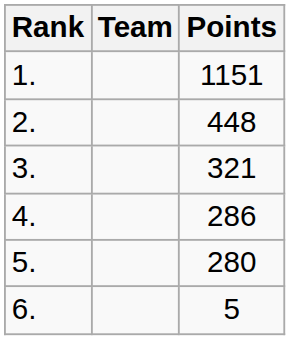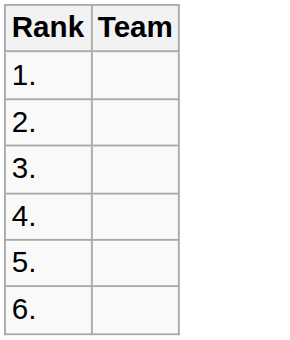- column: (232, 27)
